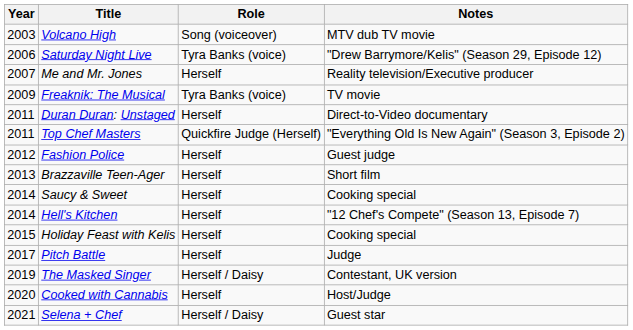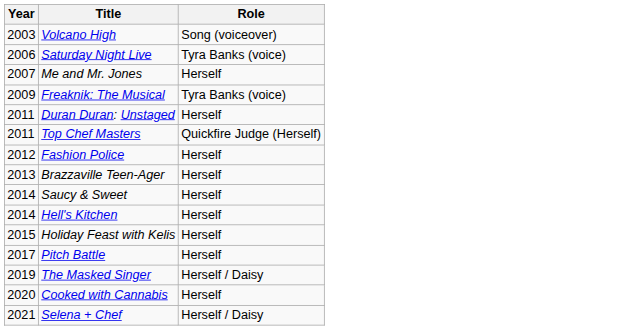- column: (476, 14)
